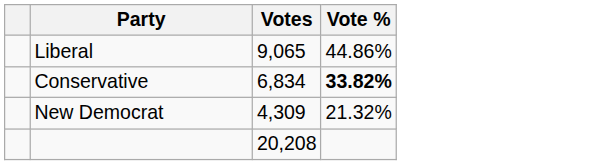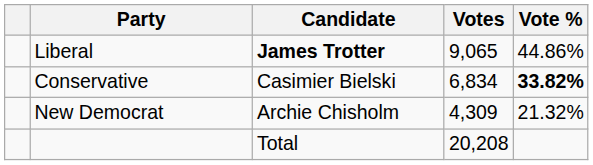+ column: (348, 19)
